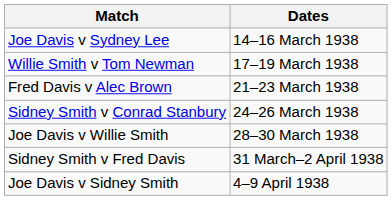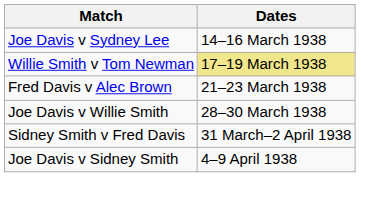(296, 64) no background -> (264, 64) khaki background
- row: (117, 111)
